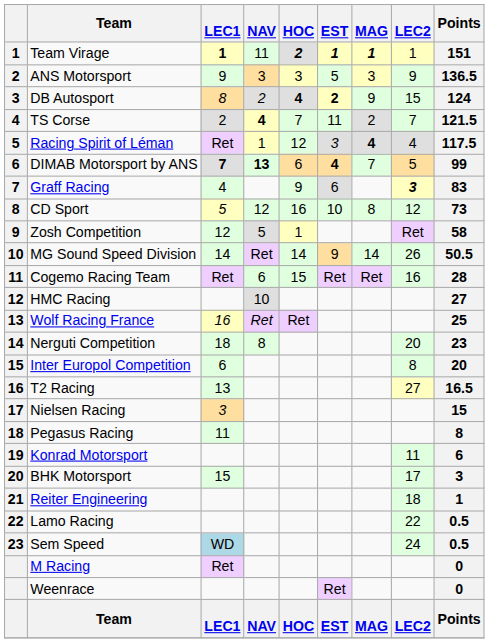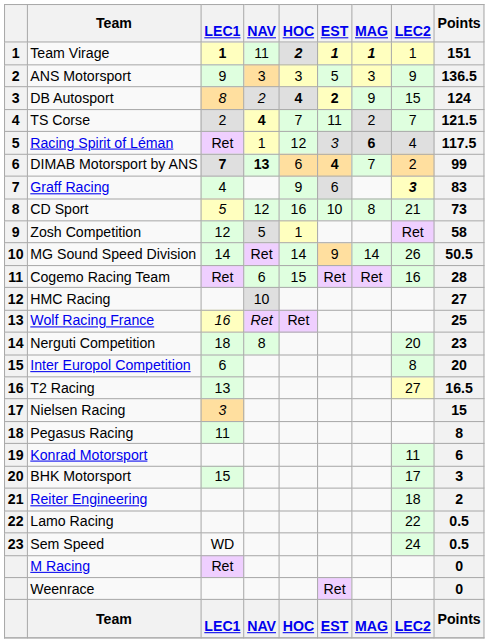(371, 142) 4 -> (371, 142) 6
(413, 165) 5 -> (413, 165) 2
(413, 209) 12 -> (413, 209) 21
(459, 499) 1 -> (459, 499) 2
(222, 544) lightblue background -> (222, 544) no background
